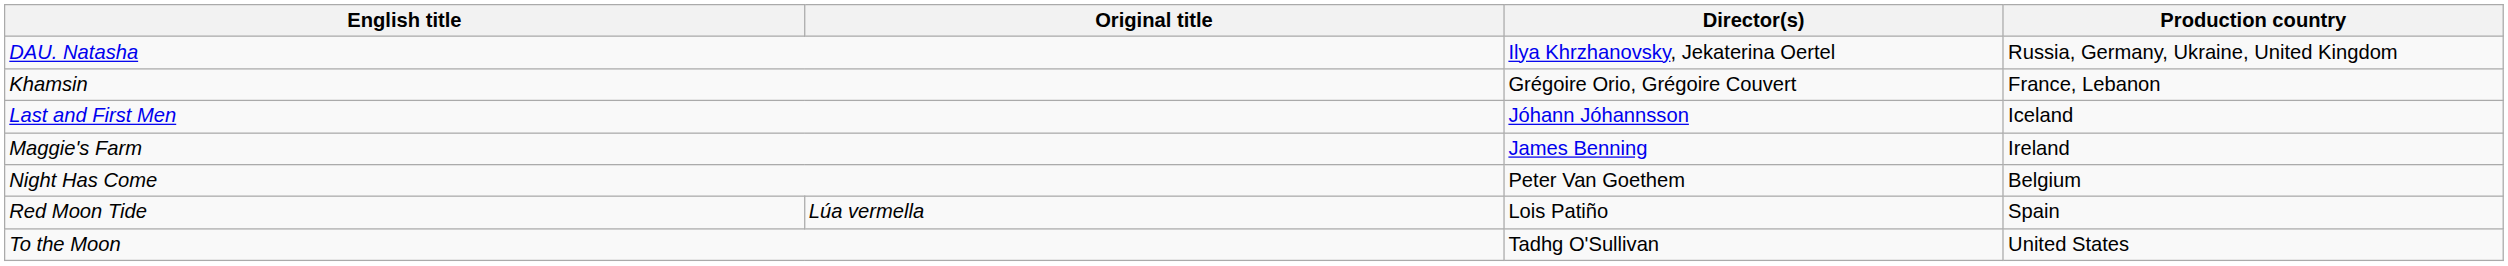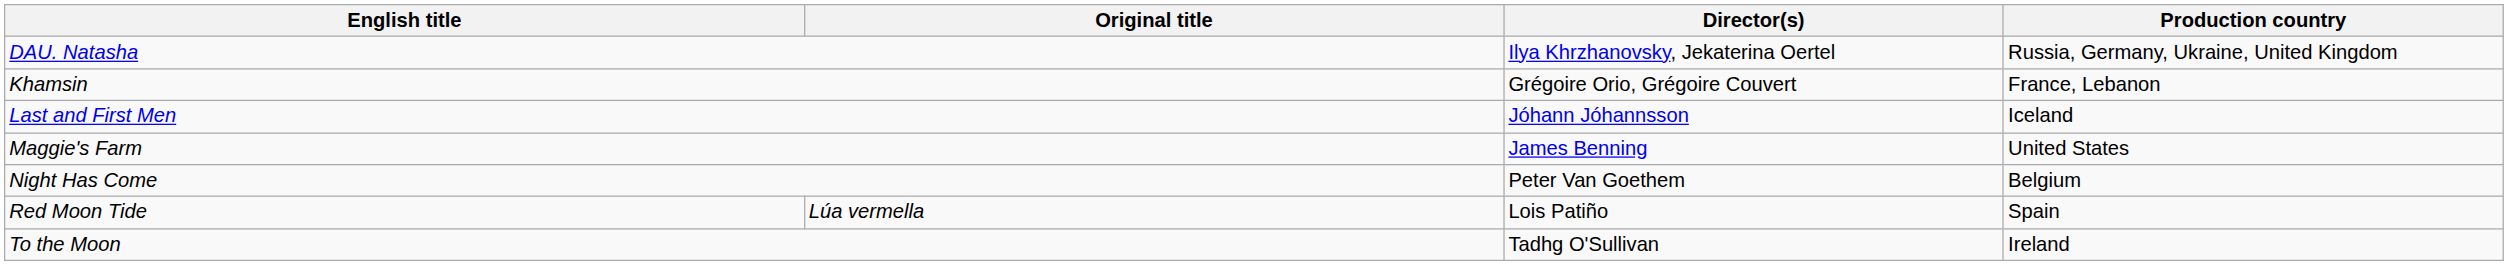(2039, 148) Ireland -> (2069, 148) United States
(2069, 244) United States -> (2039, 244) Ireland
